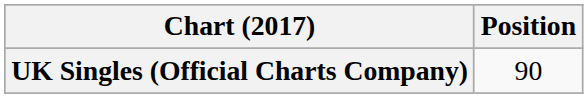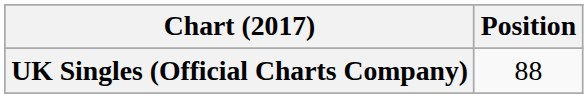(528, 70) 90 -> (528, 70) 88
